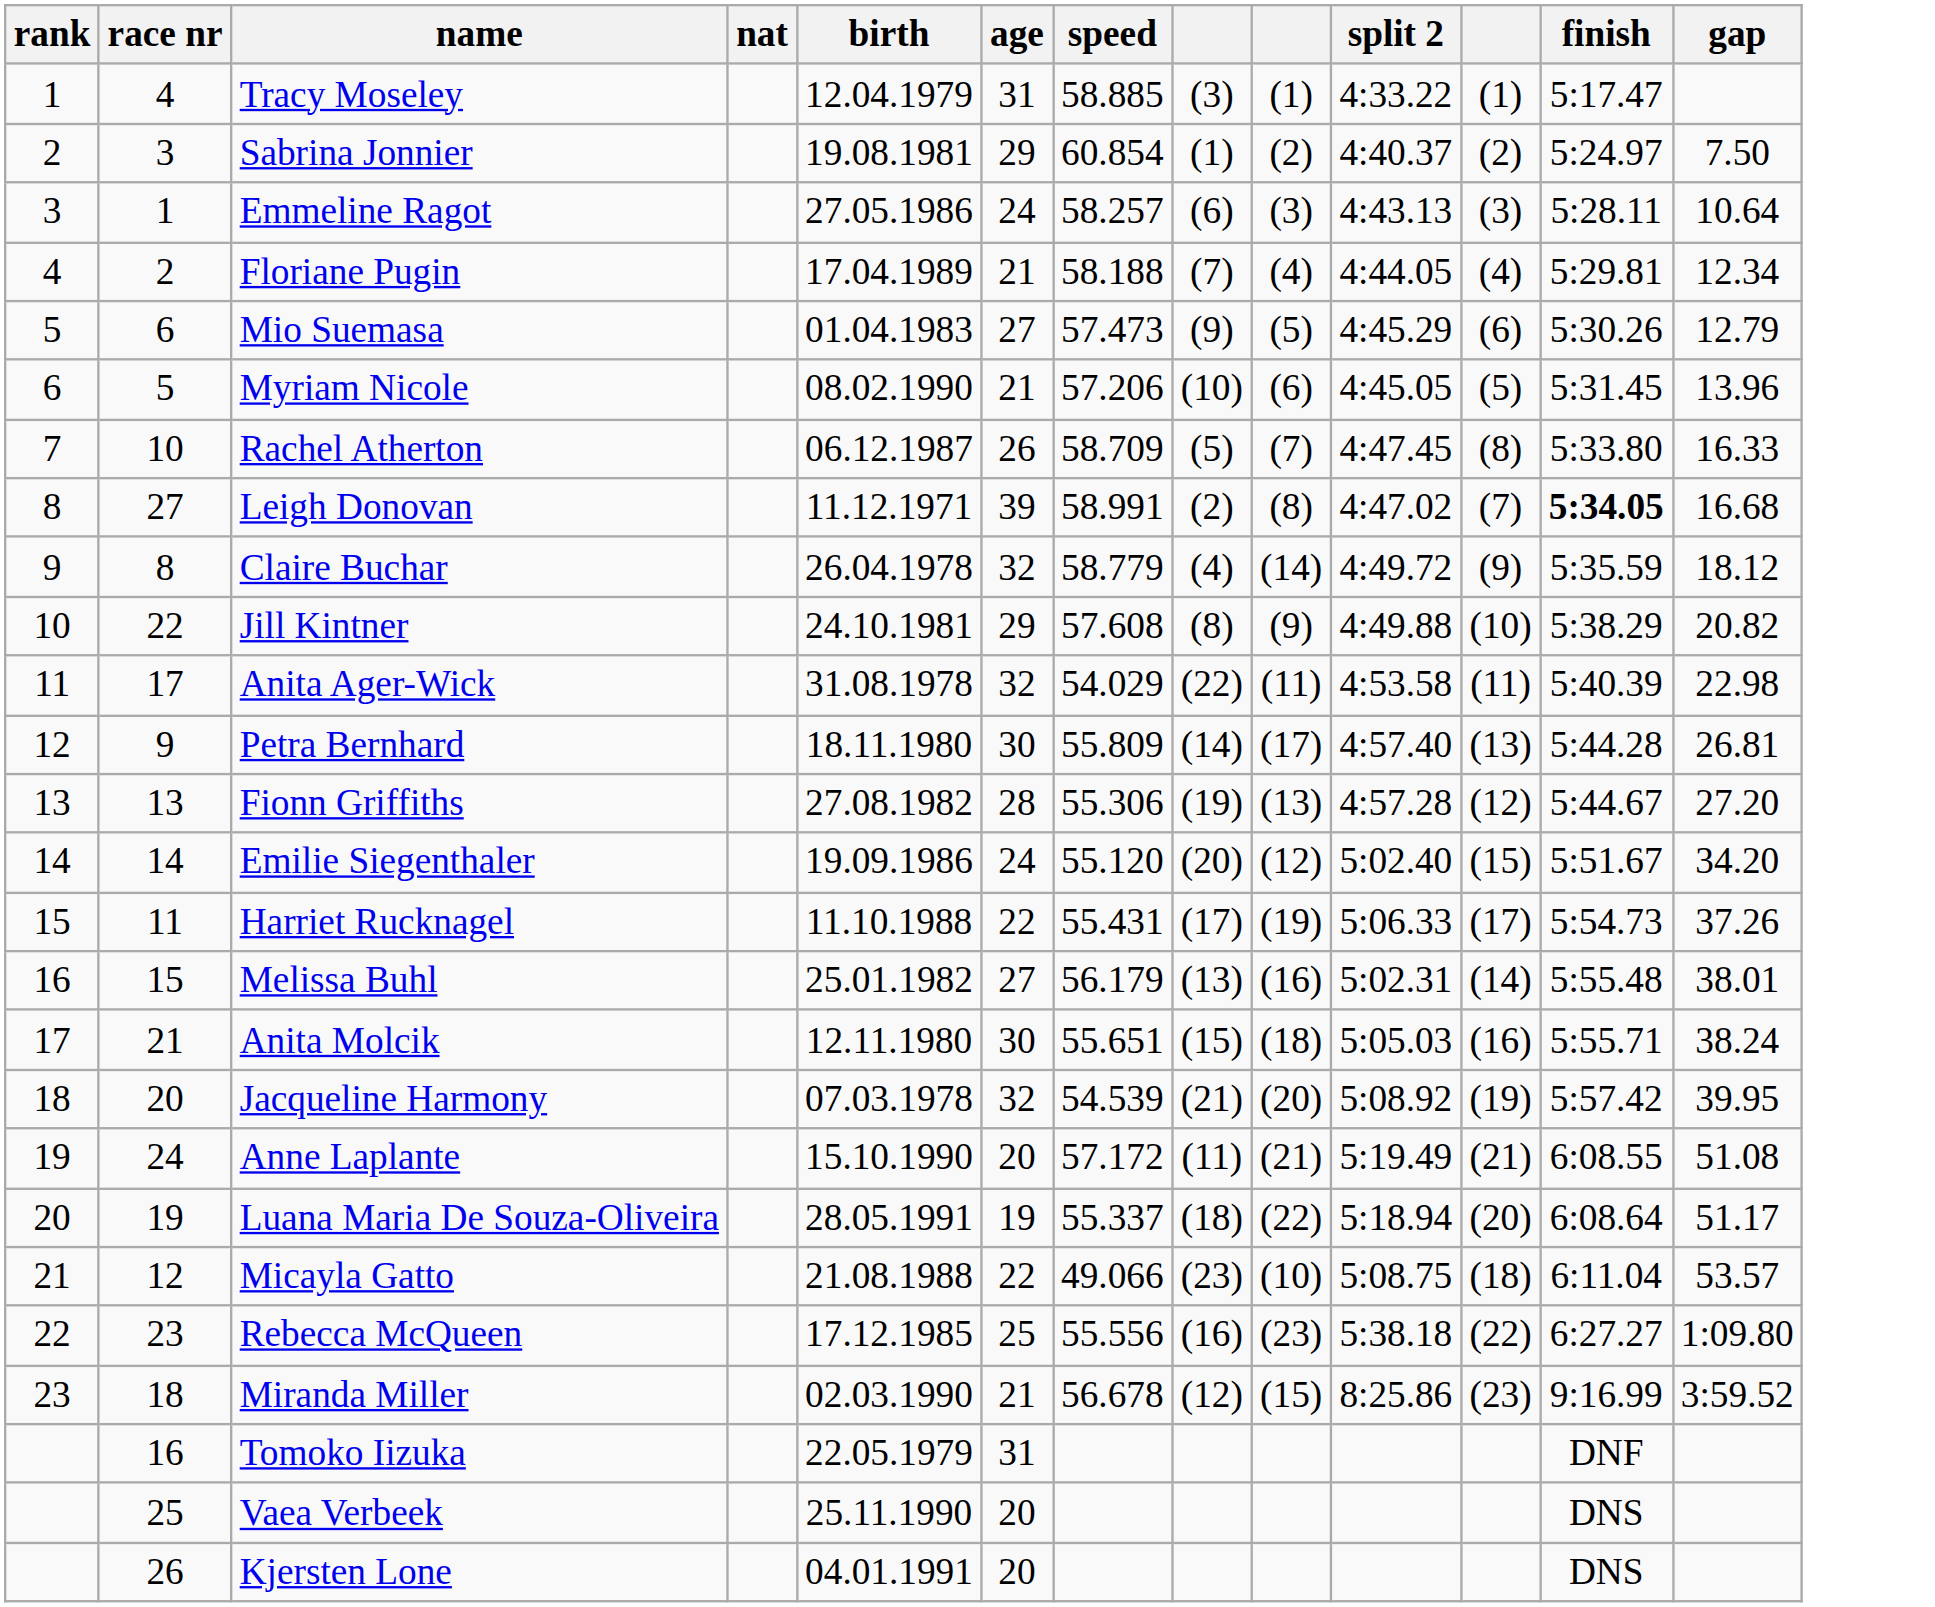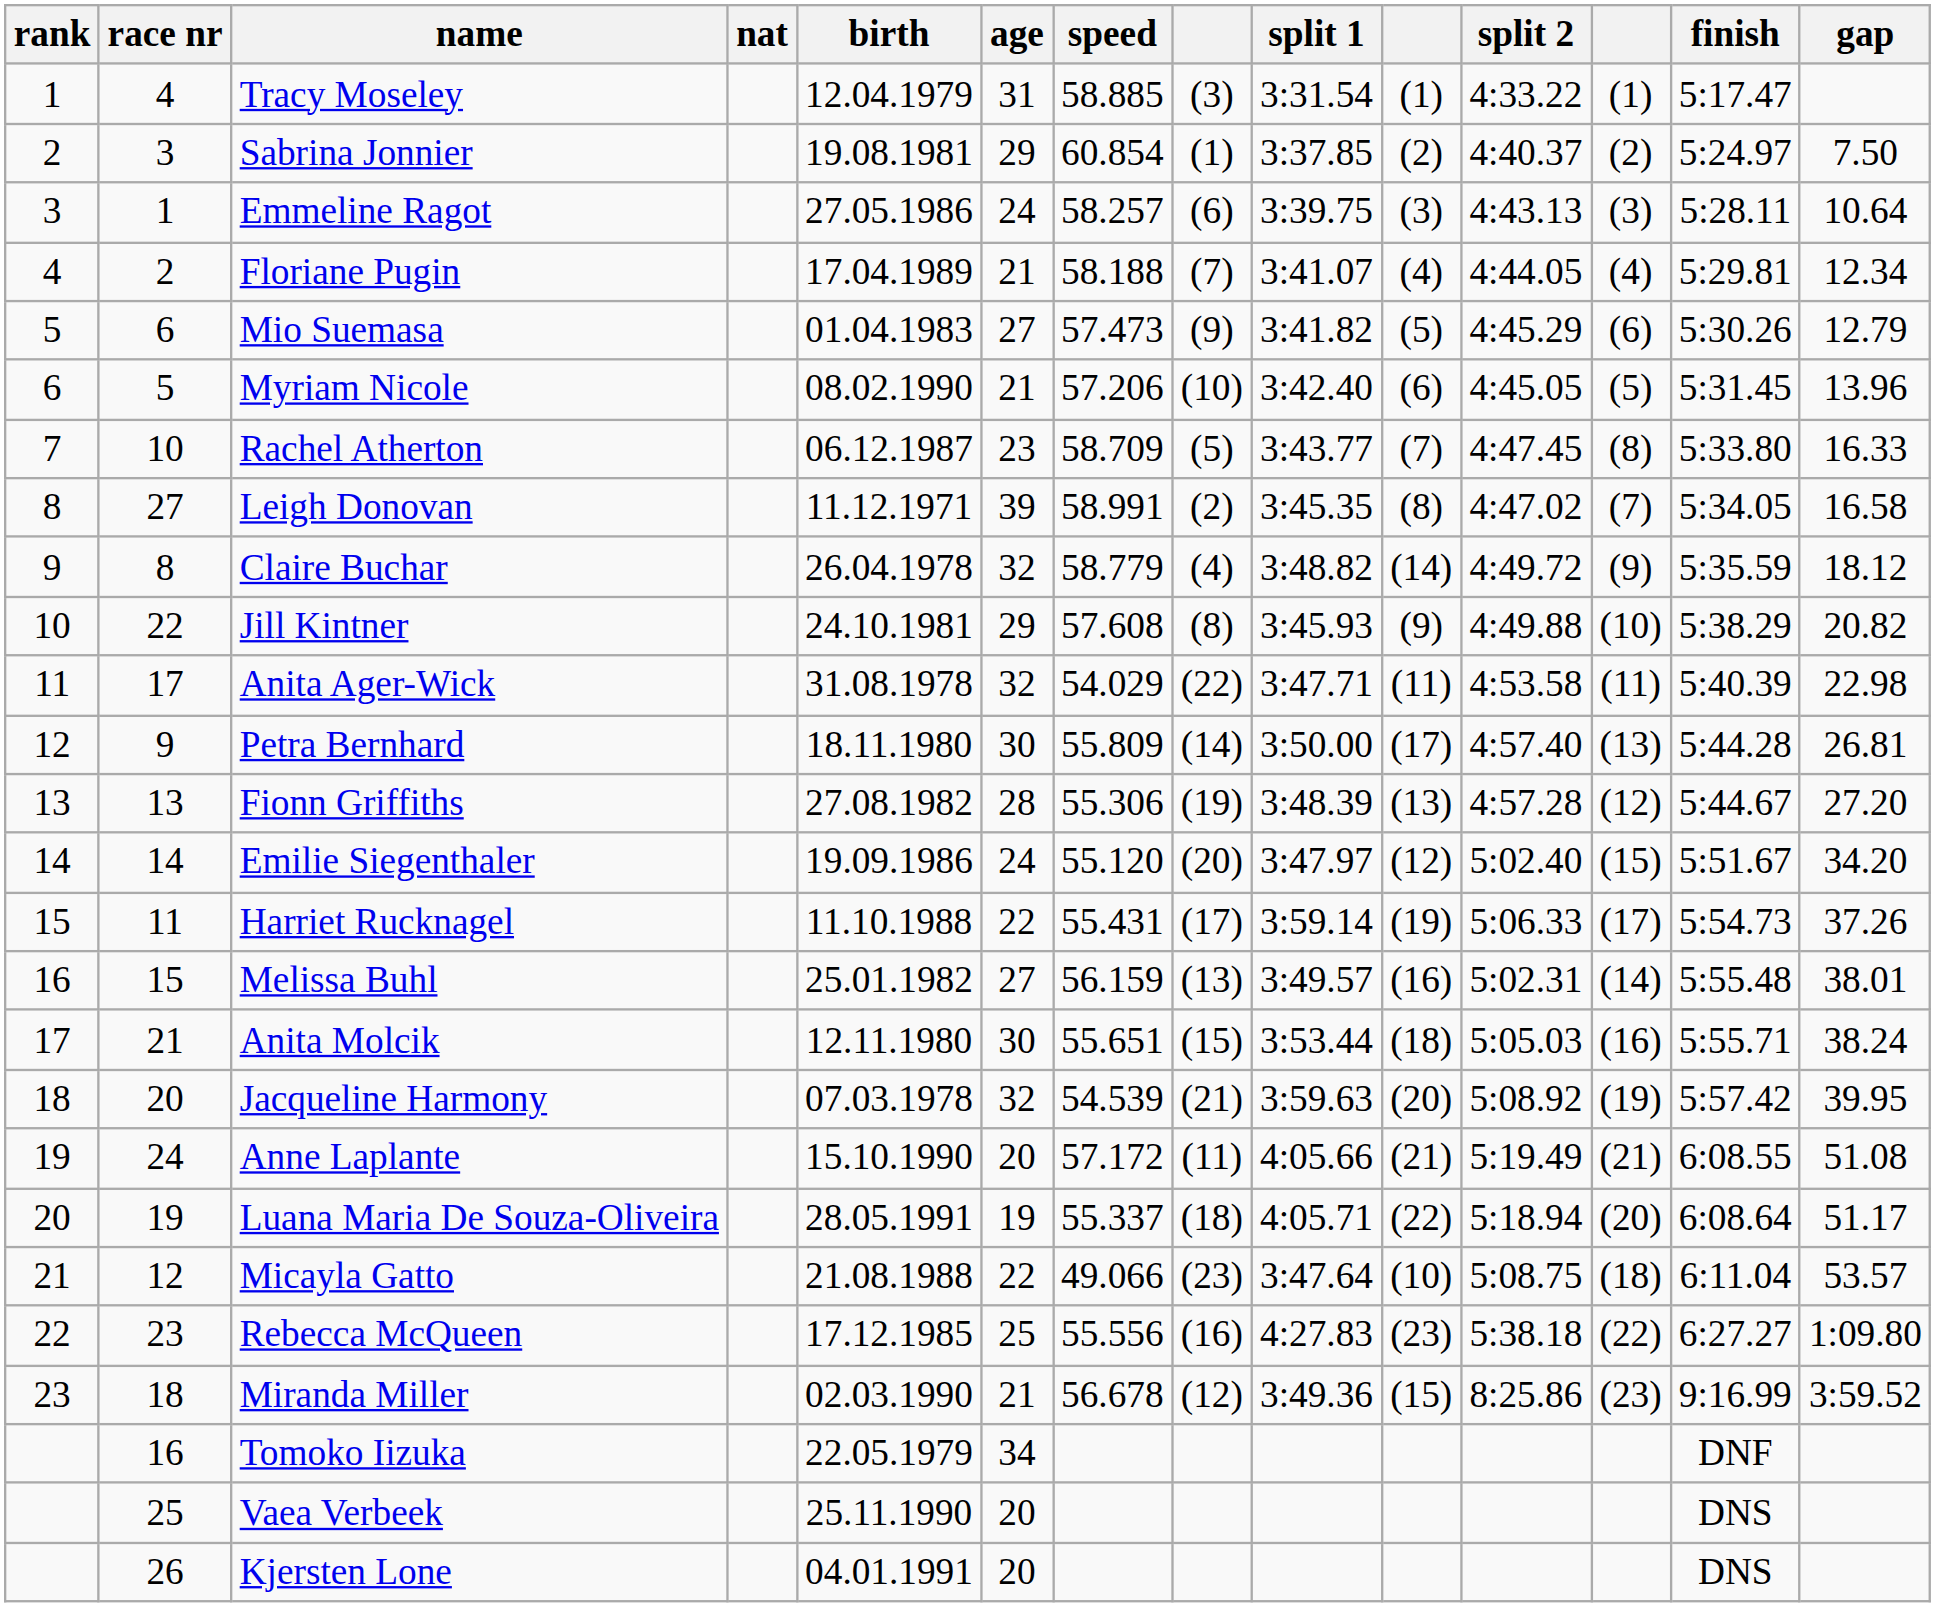+ column: (1317, 34)
(1017, 447) 26 -> (1017, 447) 23
(1606, 507) bold -> (1735, 507) normal
(1737, 507) 16.68 -> (1865, 507) 16.58
(1112, 980) 56.179 -> (1112, 980) 56.159
(1017, 1453) 31 -> (1017, 1453) 34
